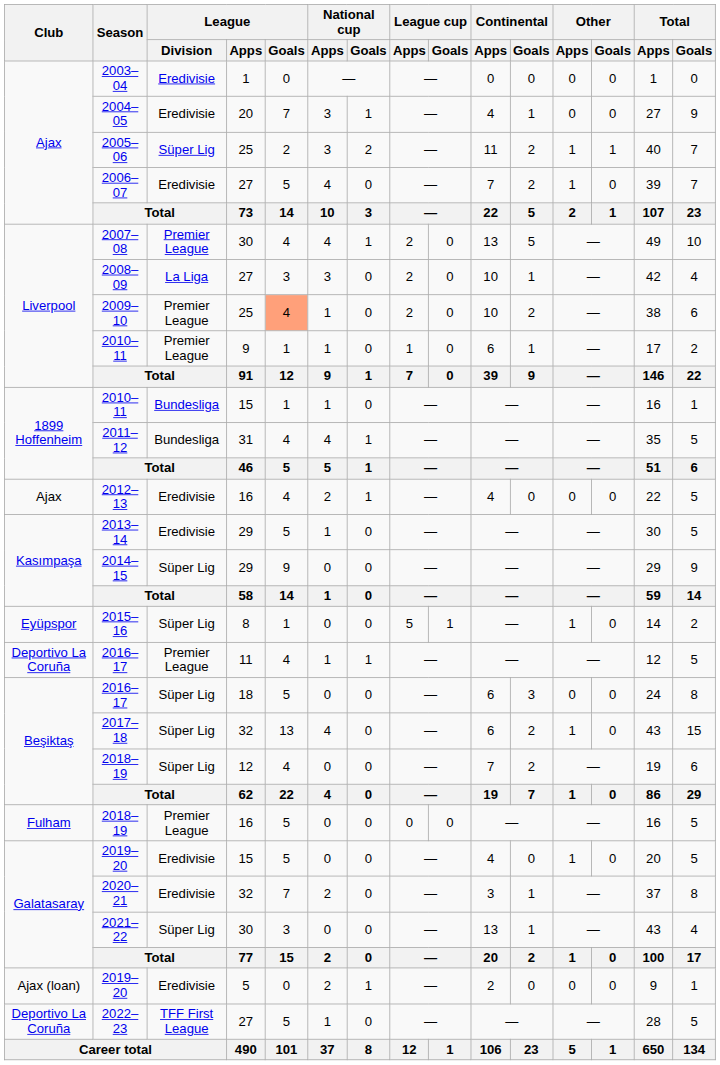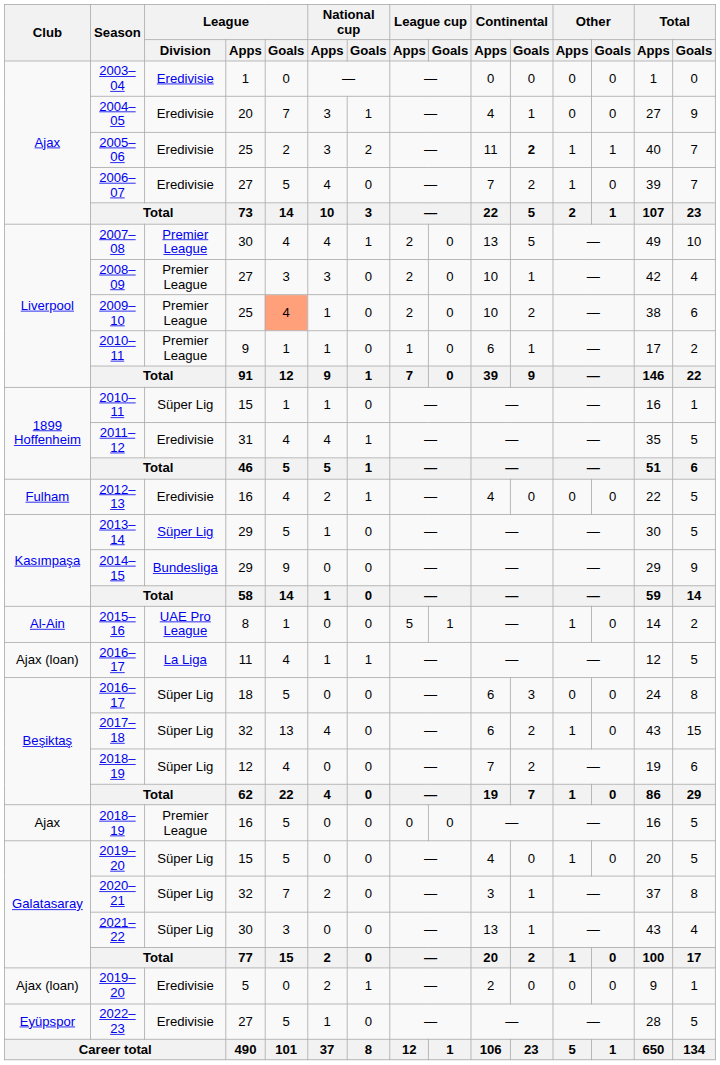(187, 149) Süper Lig -> (185, 149) Eredivisie
(531, 149) normal -> (531, 149) bold
(187, 277) La Liga -> (185, 277) Premier League
(187, 404) Bundesliga -> (185, 404) Süper Lig
(187, 440) Bundesliga -> (185, 440) Eredivisie
(49, 496) Ajax -> (47, 496) Fulham
(187, 532) Eredivisie -> (185, 532) Süper Lig
(187, 567) Süper Lig -> (185, 567) Bundesliga
(49, 624) Eyüpspor -> (47, 624) Al-Ain
(187, 624) Süper Lig -> (185, 624) UAE Pro League
(49, 659) Deportivo La Coruña -> (47, 659) Ajax (loan)
(187, 659) Premier League -> (185, 659) La Liga
(49, 822) Fulham -> (47, 822) Ajax
(187, 858) Eredivisie -> (185, 858) Süper Lig
(187, 894) Eredivisie -> (185, 894) Süper Lig
(49, 1021) Deportivo La Coruña -> (47, 1021) Eyüpspor
(187, 1021) TFF First League -> (185, 1021) Eredivisie
